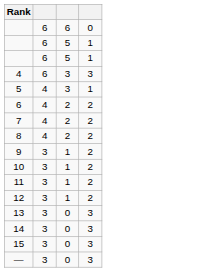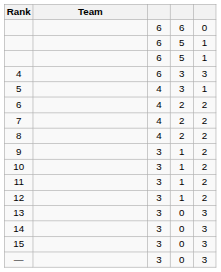+ column: (90, 12)
